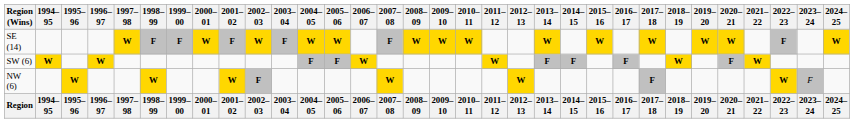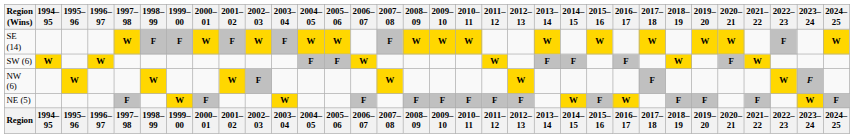(810, 81) normal -> (810, 81) bold
+ row: (19, 100)
